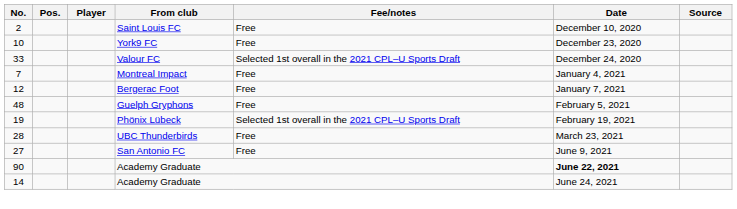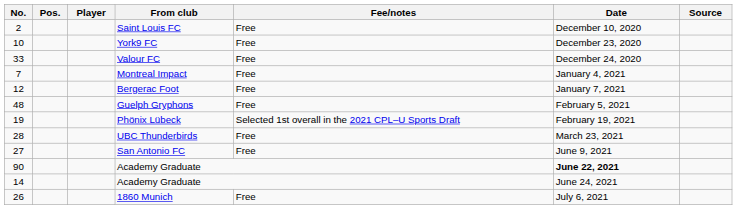(348, 58) Selected 1st overall in the 2021 CPL–U Sports Draft -> (246, 58) Free
+ row: (18, 197)
